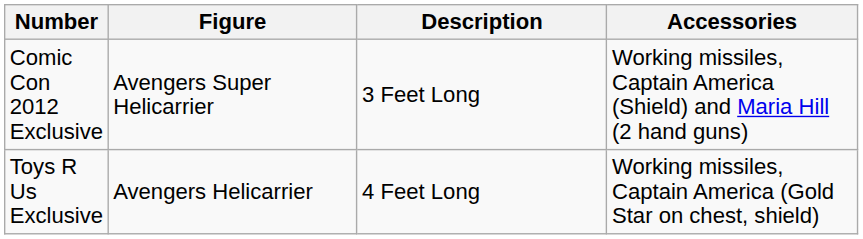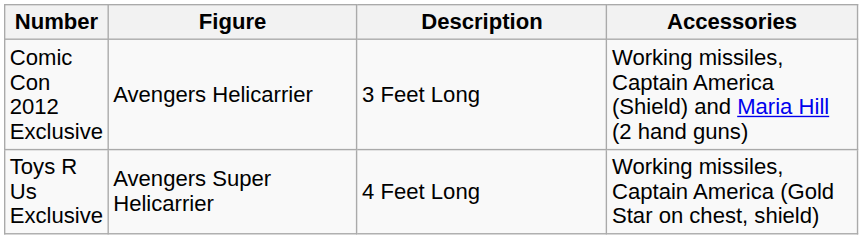(192, 94) Avengers Super Helicarrier -> (213, 94) Avengers Helicarrier
(213, 191) Avengers Helicarrier -> (192, 191) Avengers Super Helicarrier
